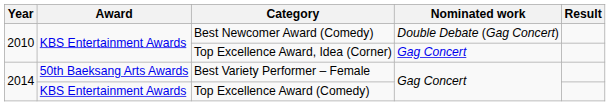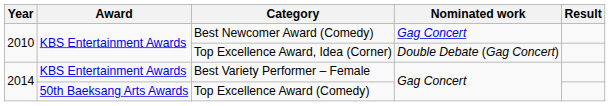(478, 33) Double Debate (Gag Concert) -> (432, 33) Gag Concert
(432, 52) Gag Concert -> (478, 52) Double Debate (Gag Concert)
(114, 71) 50th Baeksang Arts Awards -> (113, 71) KBS Entertainment Awards
(113, 91) KBS Entertainment Awards -> (114, 91) 50th Baeksang Arts Awards
